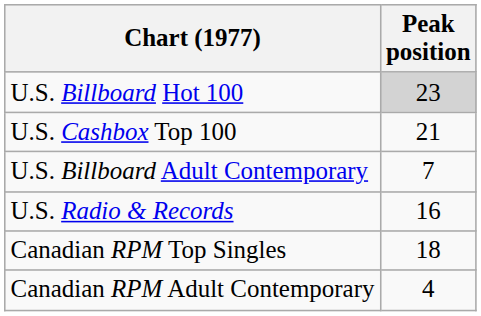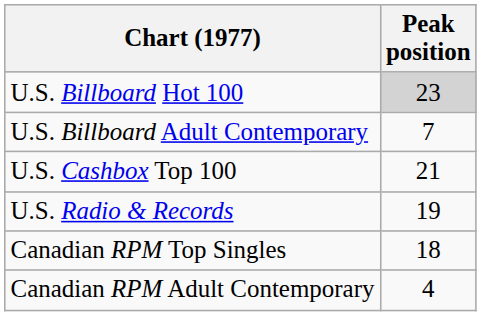rows swapped: (189, 171) <-> (123, 131)
(428, 210) 16 -> (428, 210) 19
